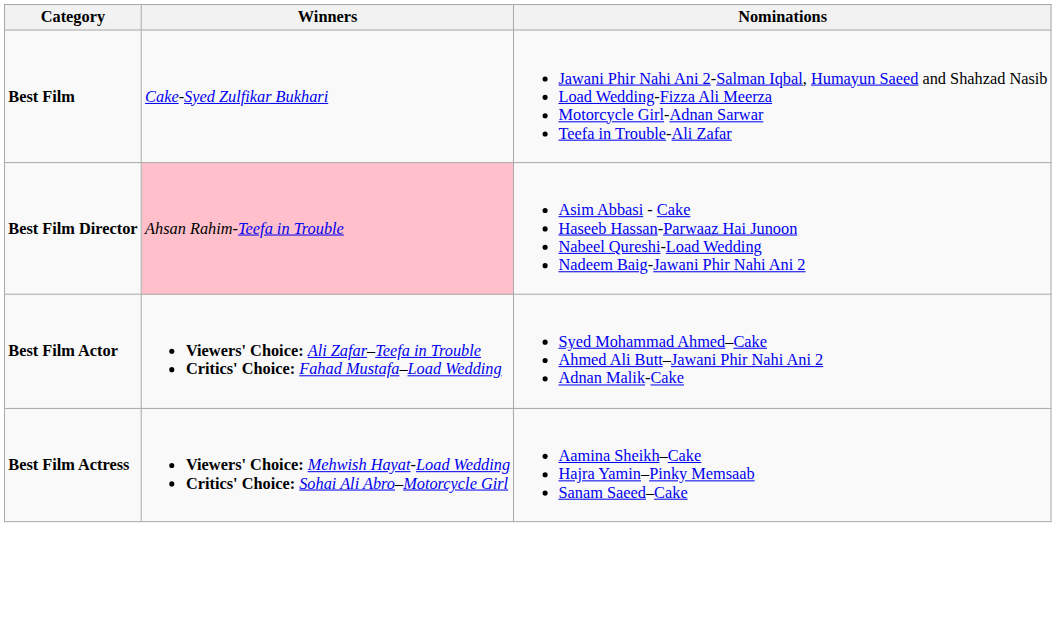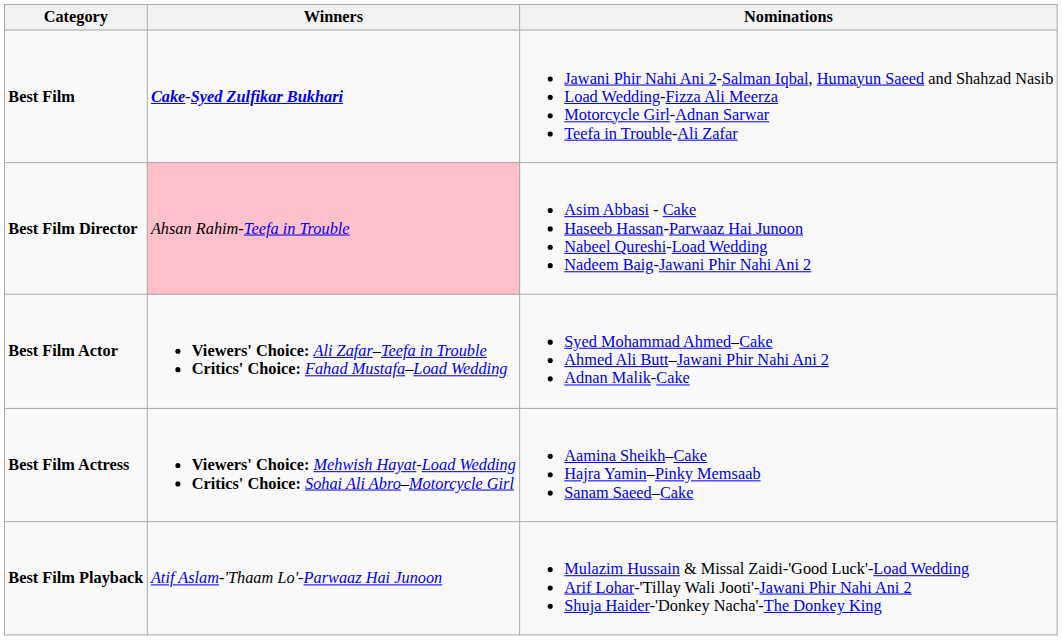(237, 96) normal -> (247, 96) bold
+ row: (76, 578)
